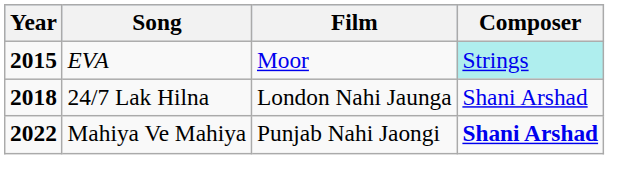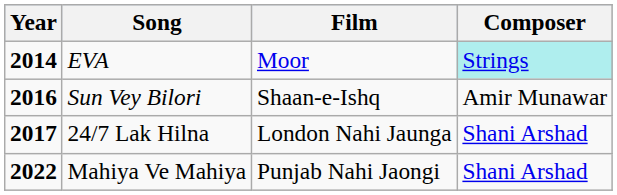(33, 60) 2015 -> (33, 60) 2014
+ row: (134, 97)
(33, 97) 2018 -> (33, 134) 2017
(530, 134) bold -> (525, 171) normal
